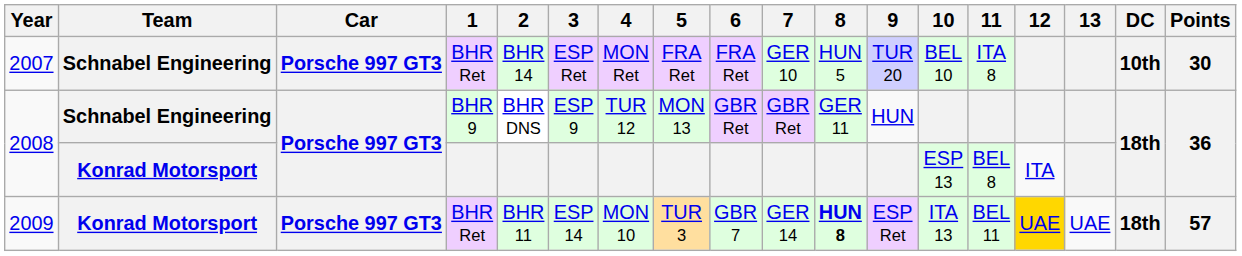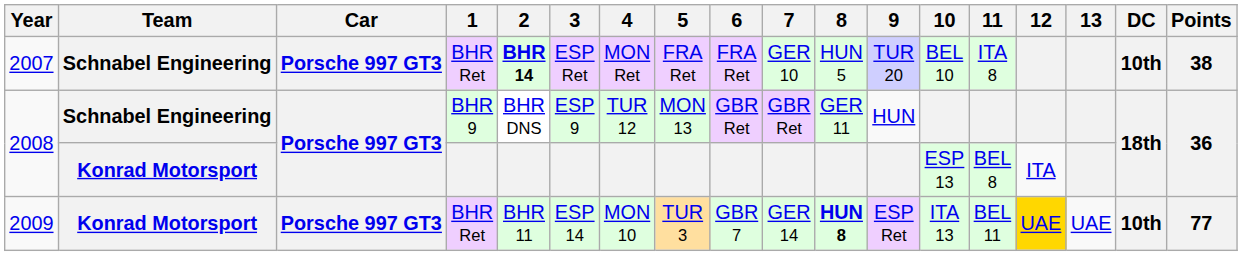(523, 63) normal -> (524, 63) bold
(1200, 63) 30 -> (1201, 63) 38
(1140, 224) 18th -> (1141, 224) 10th
(1200, 224) 57 -> (1201, 224) 77
